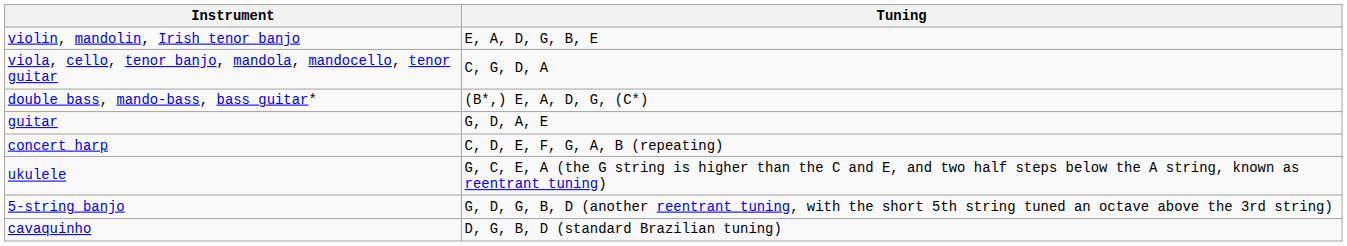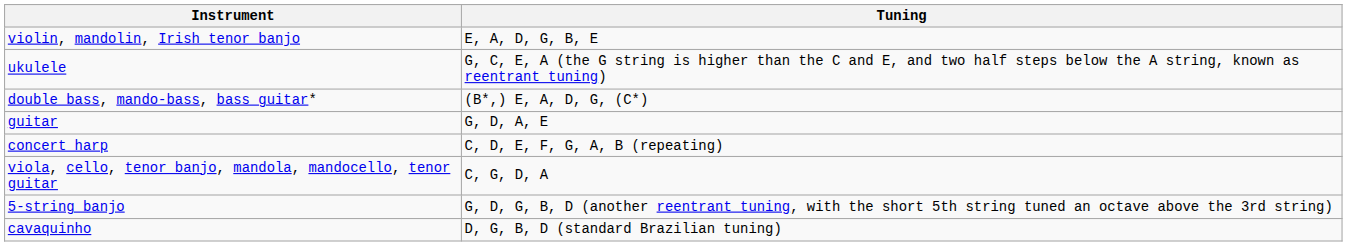rows swapped: (229, 69) <-> (37, 176)
